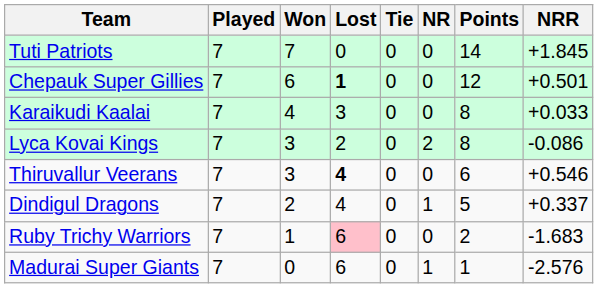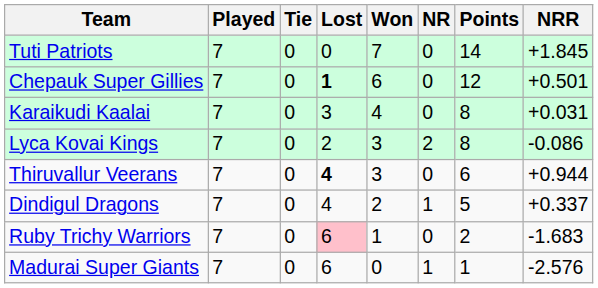columns swapped: (305, 19) <-> (399, 19)
(558, 112) +0.033 -> (558, 112) +0.031
(558, 174) +0.546 -> (558, 174) +0.944
